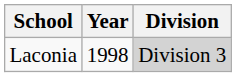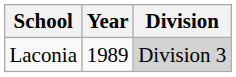(108, 54) 1998 -> (108, 54) 1989
